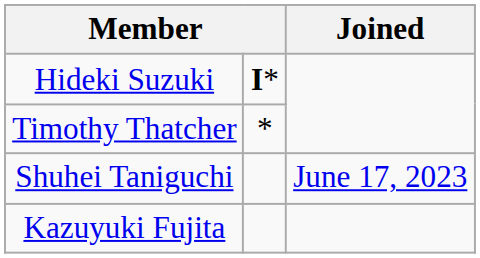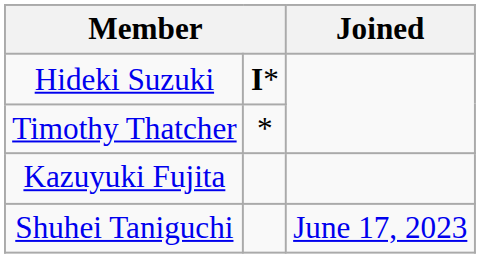rows swapped: (124, 177) <-> (124, 227)
